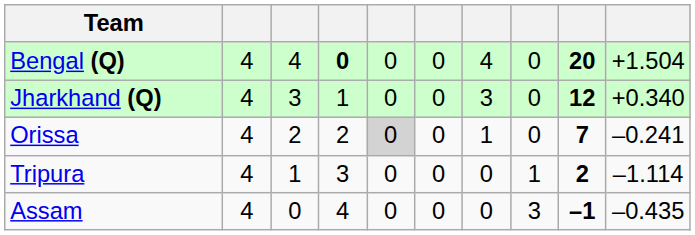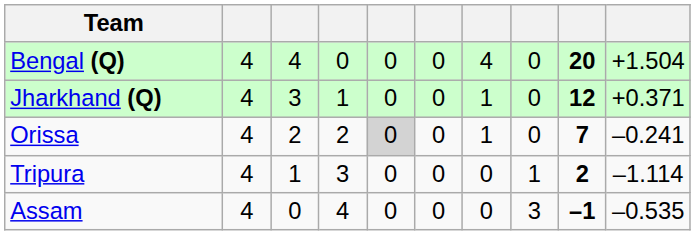(343, 60) bold -> (343, 60) normal
(486, 98) 3 -> (486, 98) 1
(648, 98) +0.340 -> (648, 98) +0.371
(648, 211) –0.435 -> (648, 211) –0.535
